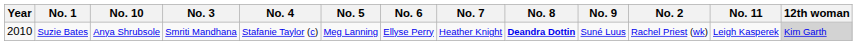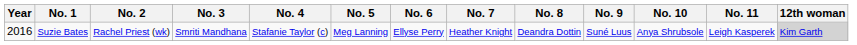columns swapped: (669, 13) <-> (127, 13)
(20, 31) 2010 -> (20, 31) 2016
(541, 31) bold -> (549, 32) normal
